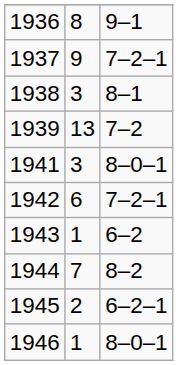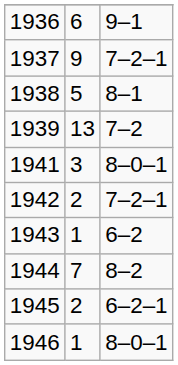(76, 22) 8 -> (76, 22) 6
(76, 93) 3 -> (76, 93) 5
(76, 199) 6 -> (76, 199) 2
